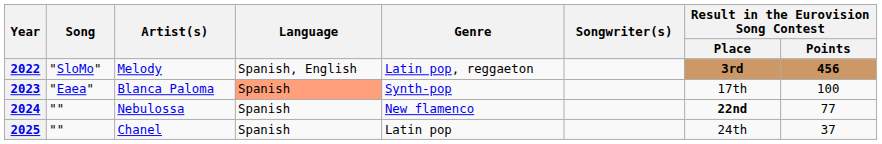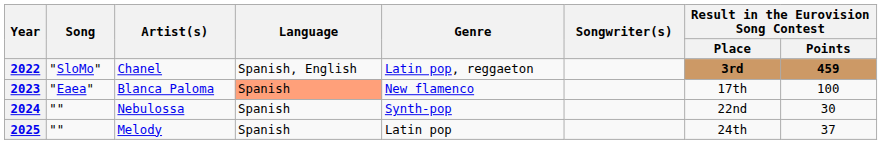(140, 69) Melody -> (140, 69) Chanel
(828, 69) 456 -> (828, 69) 459
(418, 89) Synth-pop -> (430, 89) New flamenco
(430, 109) New flamenco -> (418, 109) Synth-pop
(732, 109) bold -> (732, 109) normal
(828, 109) 77 -> (828, 109) 30
(140, 129) Chanel -> (140, 129) Melody
